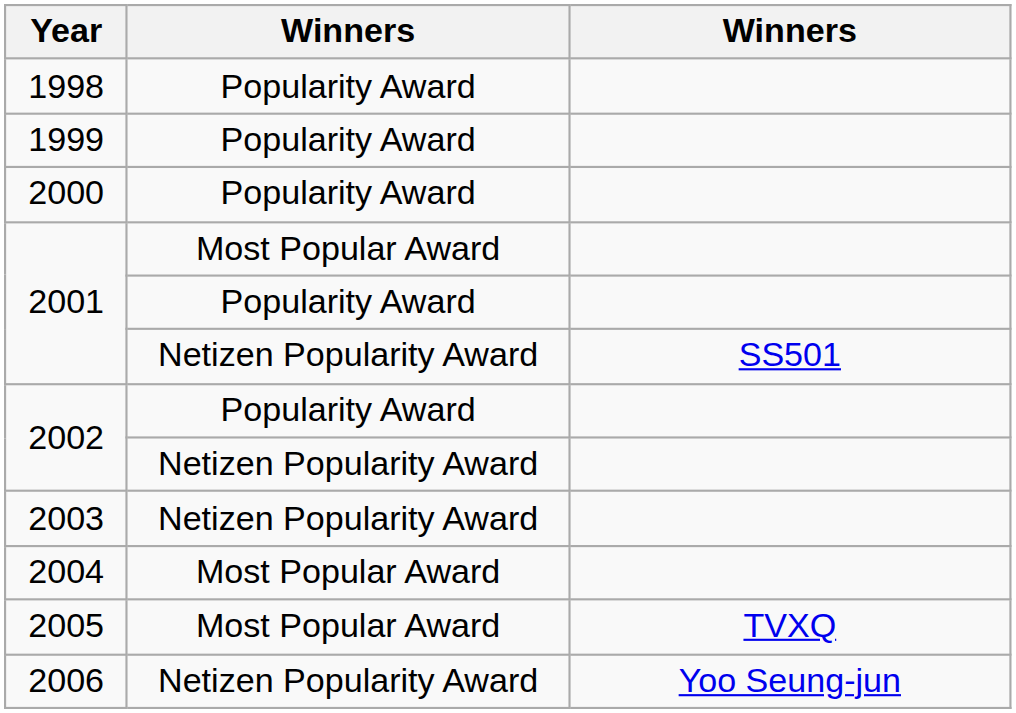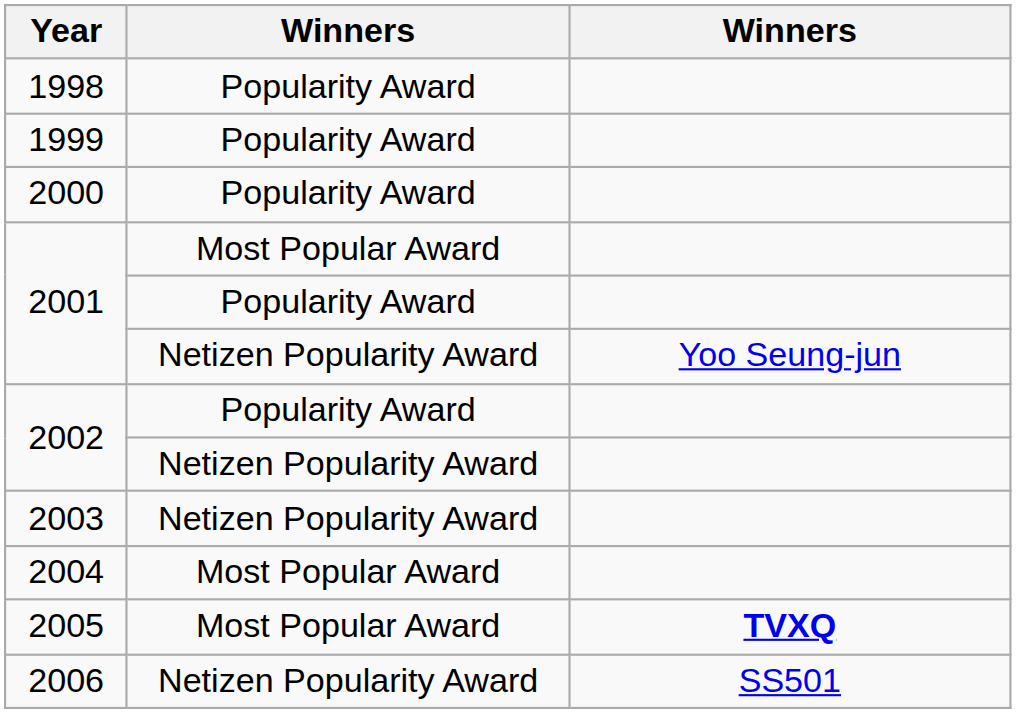(790, 355) SS501 -> (790, 355) Yoo Seung-jun
(790, 626) normal -> (790, 626) bold
(790, 680) Yoo Seung-jun -> (790, 680) SS501
